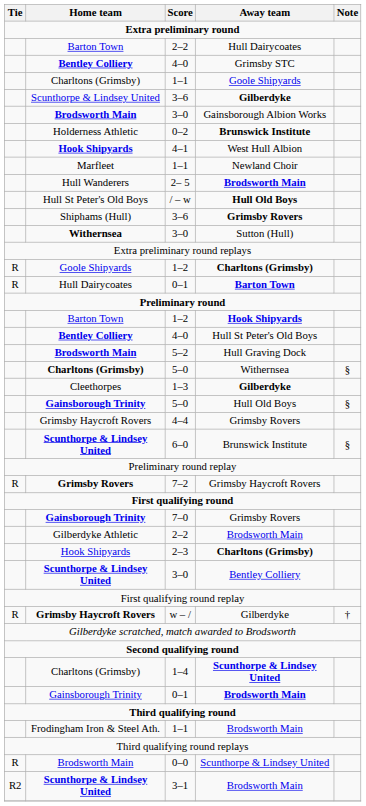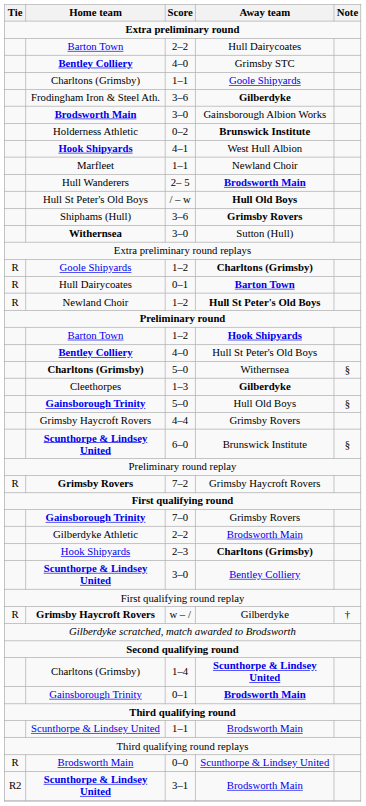(95, 98) Scunthorpe & Lindsey United -> (95, 98) Frodingham Iron & Steel Ath.
+ row: (180, 302)
- row: (180, 353)
(95, 729) Frodingham Iron & Steel Ath. -> (95, 729) Scunthorpe & Lindsey United
